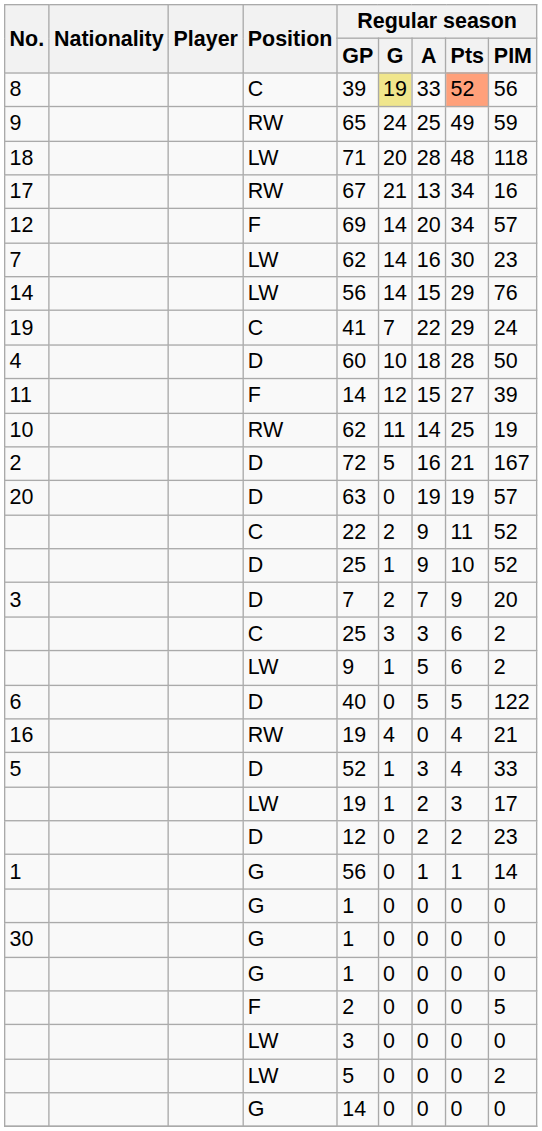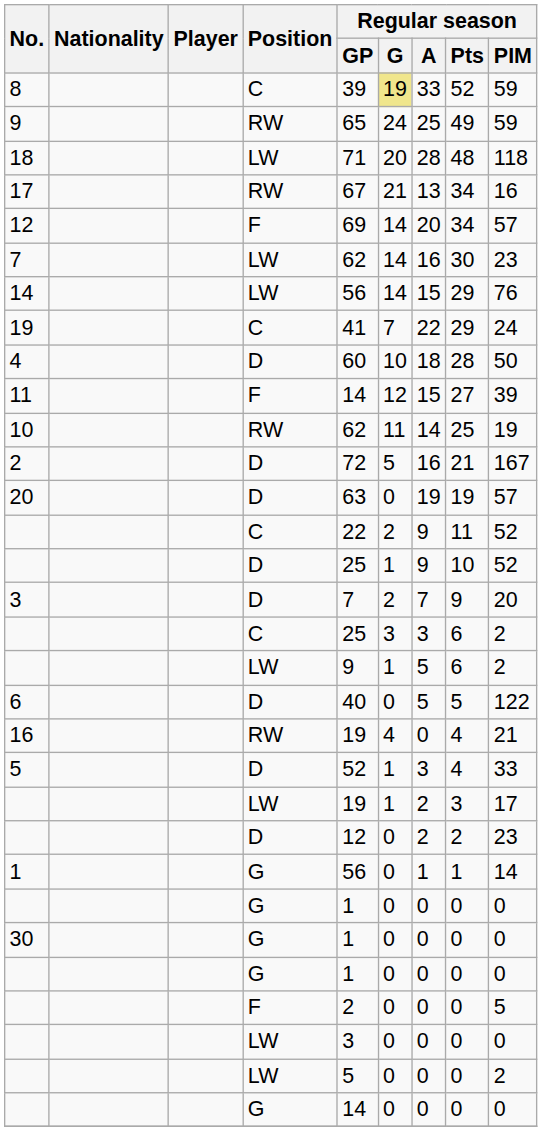(462, 89) lightsalmon background -> (462, 89) no background
(506, 89) 56 -> (506, 89) 59
